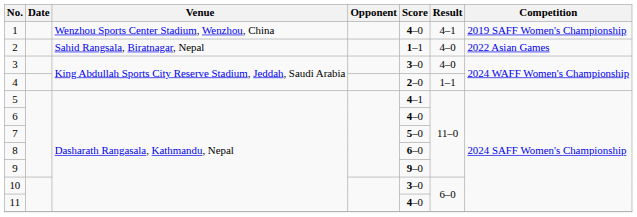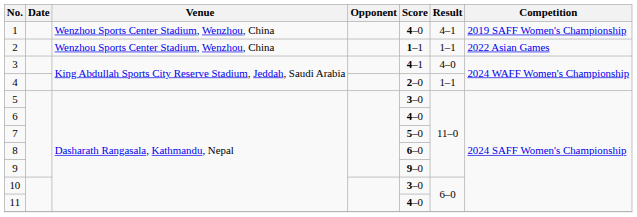(130, 47) Sahid Rangsala, Biratnagar, Nepal -> (164, 47) Wenzhou Sports Center Stadium, Wenzhou, China
(448, 47) 4–0 -> (448, 47) 1–1
(415, 64) 3–0 -> (415, 64) 4–1
(415, 99) 4–1 -> (415, 99) 3–0
